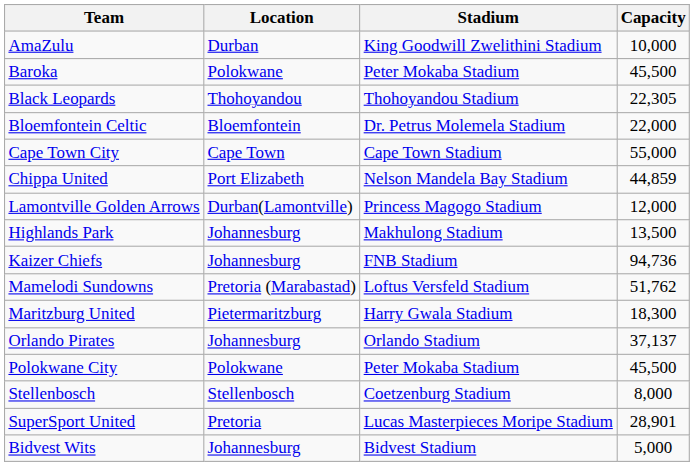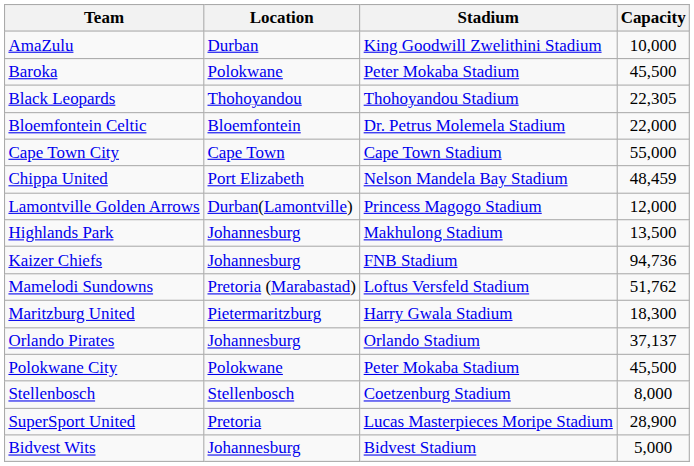(653, 179) 44,859 -> (653, 179) 48,459
(653, 421) 28,901 -> (653, 421) 28,900
